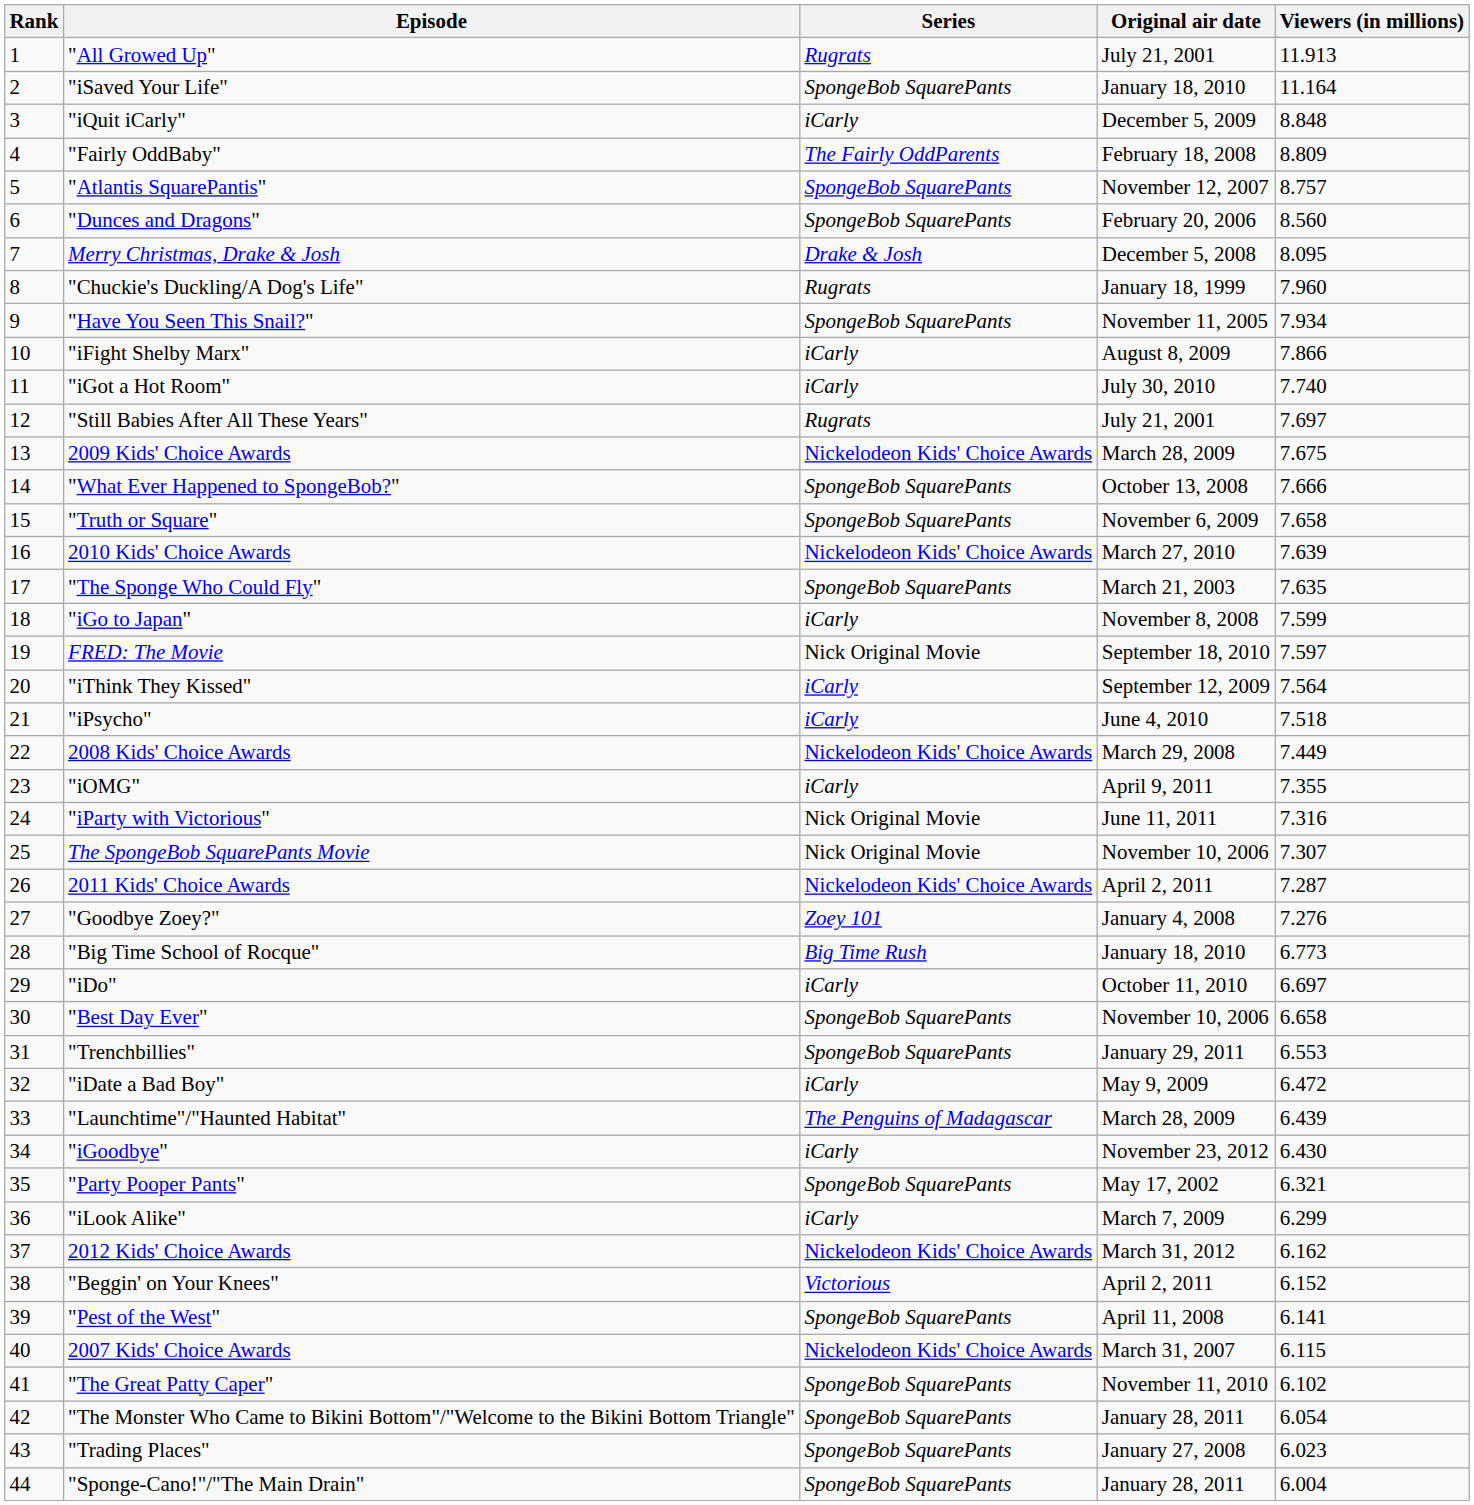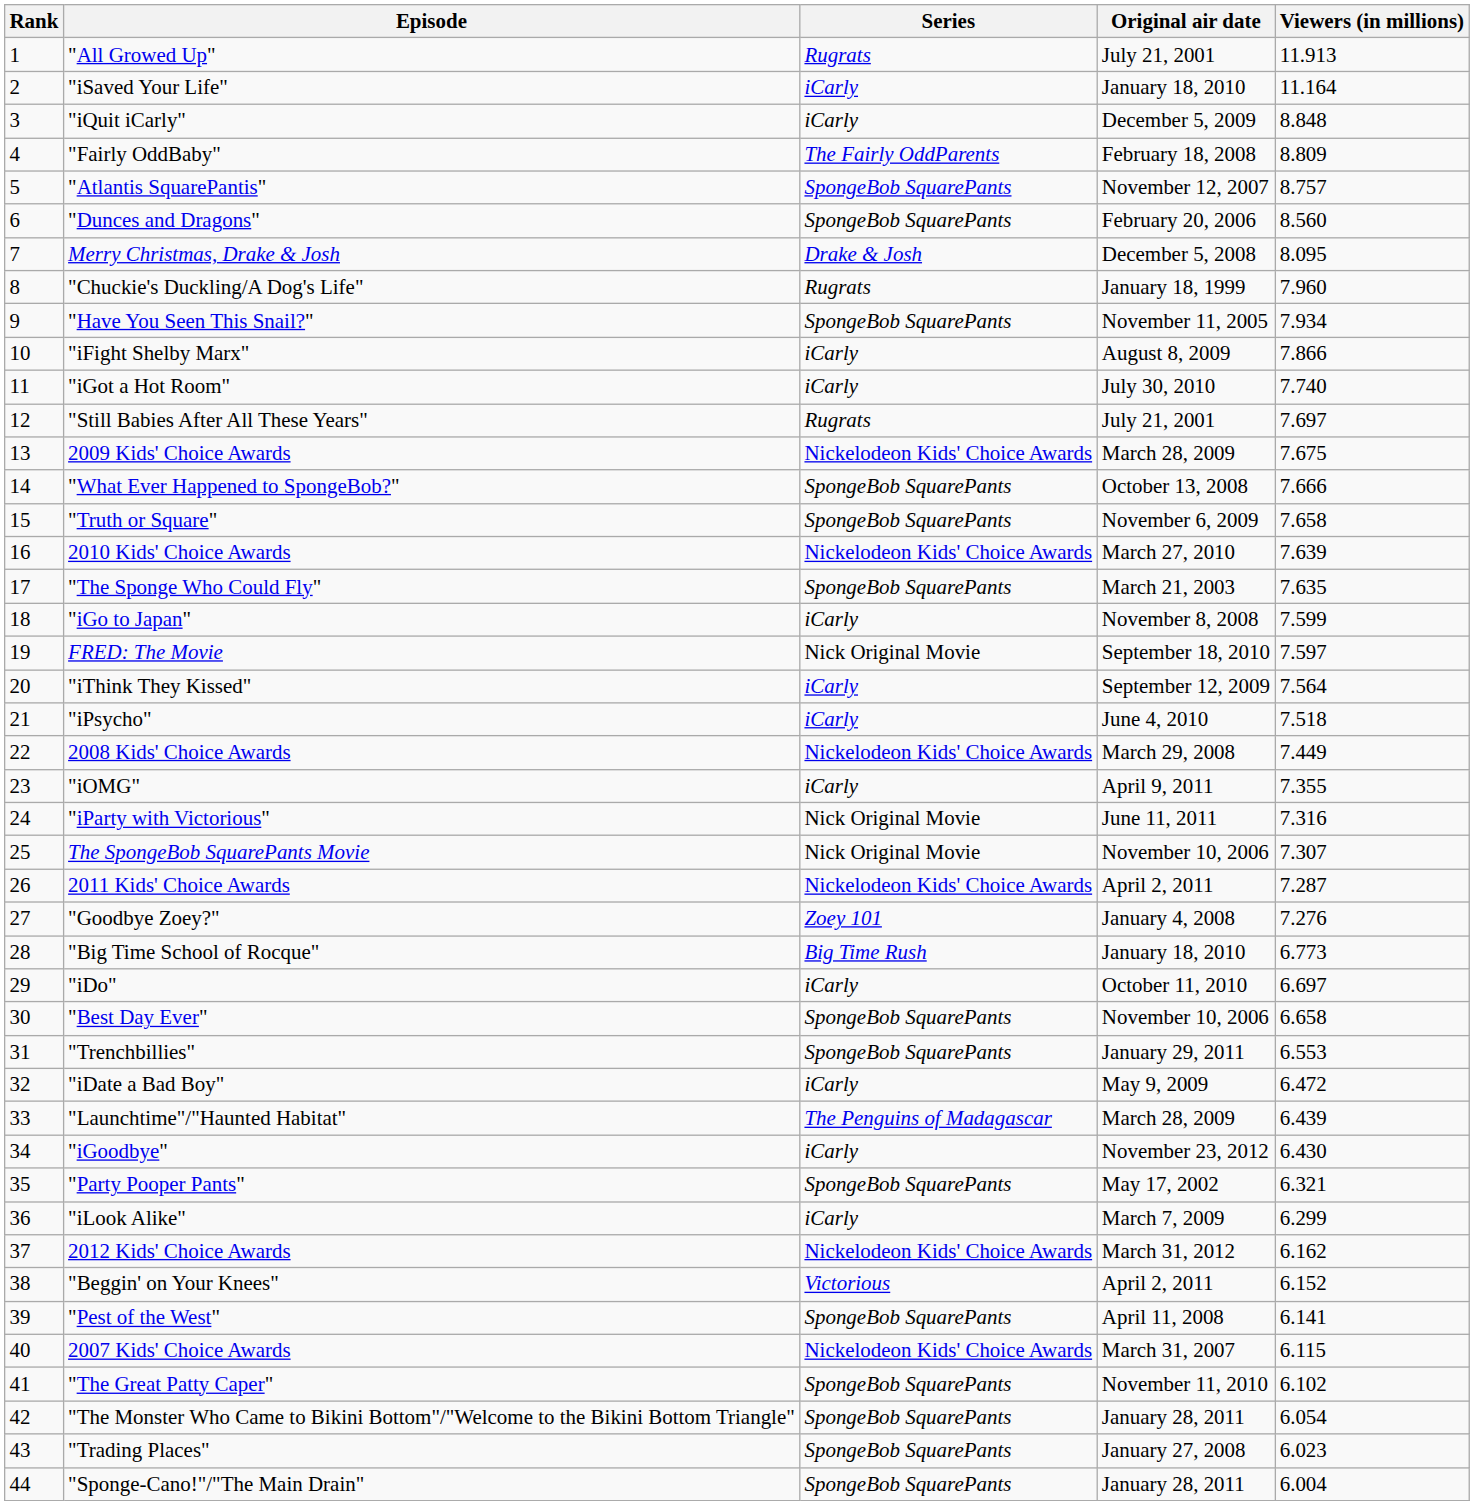(908, 87) SpongeBob SquarePants -> (831, 87) iCarly
